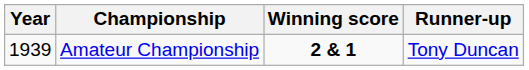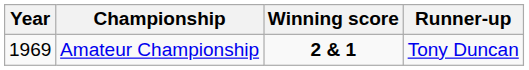(30, 49) 1939 -> (30, 49) 1969
